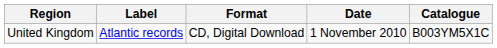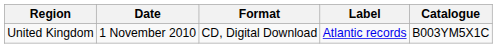columns swapped: (358, 14) <-> (141, 14)
